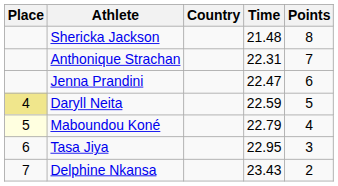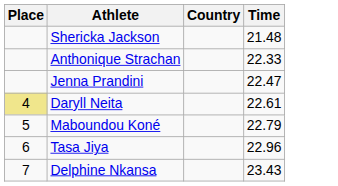- column: (309, 15)
(264, 59) 22.31 -> (264, 59) 22.33
(264, 103) 22.59 -> (264, 103) 22.61
(26, 125) lightyellow background -> (26, 125) no background
(264, 147) 22.95 -> (264, 147) 22.96
